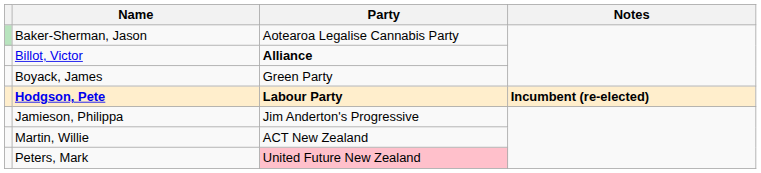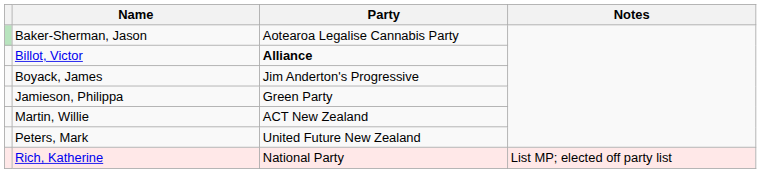(298, 76) Green Party -> (341, 76) Jim Anderton's Progressive
- row: (60, 97)
(341, 117) Jim Anderton's Progressive -> (298, 97) Green Party
(342, 158) pink background -> (342, 138) no background
+ row: (59, 158)
